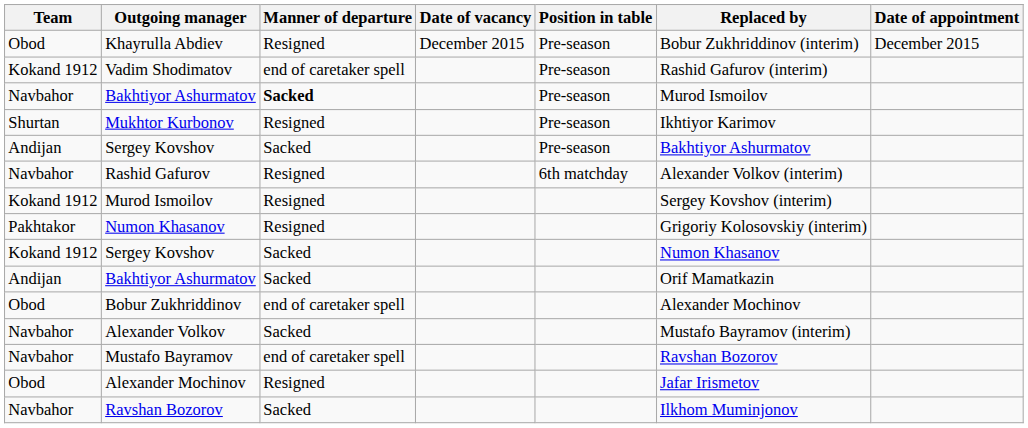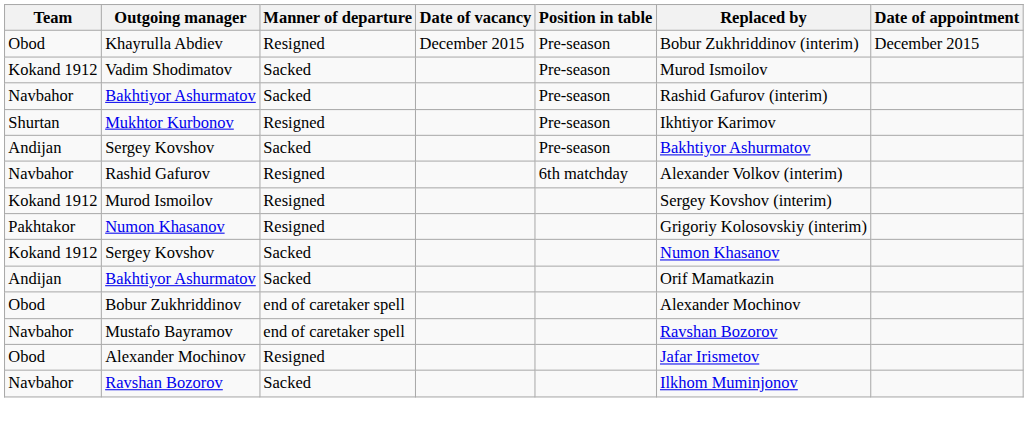(334, 69) end of caretaker spell -> (287, 69) Sacked
(744, 69) Rashid Gafurov (interim) -> (714, 69) Murod Ismoilov
(289, 95) bold -> (287, 95) normal
(714, 95) Murod Ismoilov -> (744, 95) Rashid Gafurov (interim)
- row: (41, 331)
